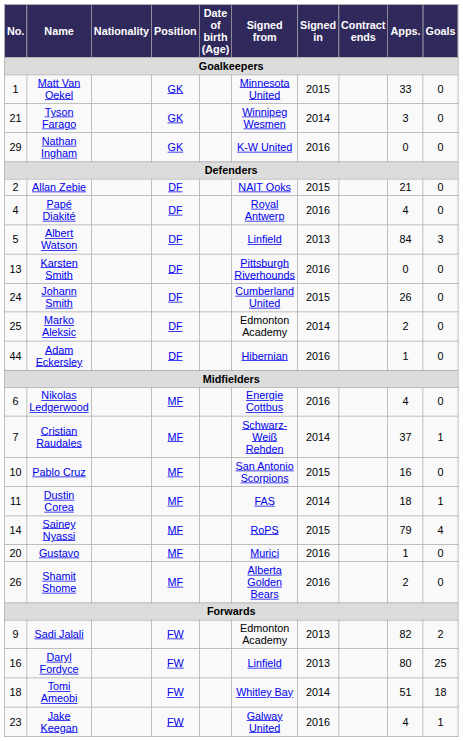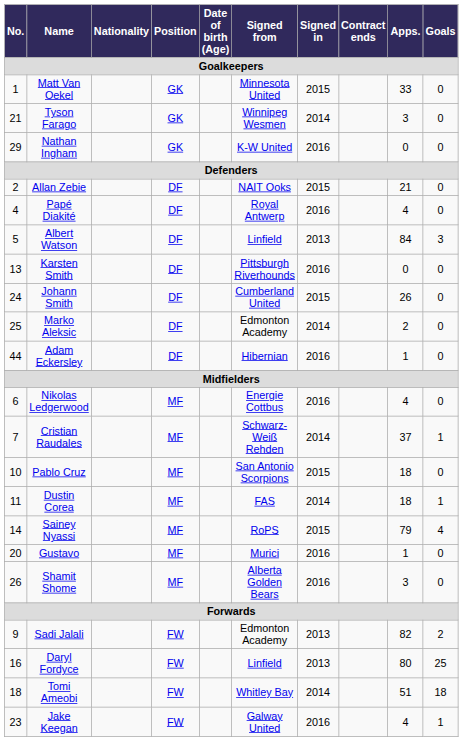(405, 472) 16 -> (405, 472) 18
(405, 583) 2 -> (405, 583) 3
